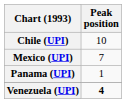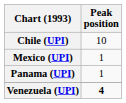(101, 57) 7 -> (101, 57) 1
